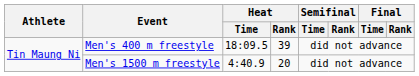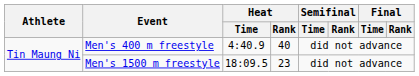(246, 46) 18:09.5 -> (246, 46) 4:40.9
(284, 46) 39 -> (284, 46) 40
(246, 63) 4:40.9 -> (246, 63) 18:09.5
(284, 63) 20 -> (284, 63) 23
